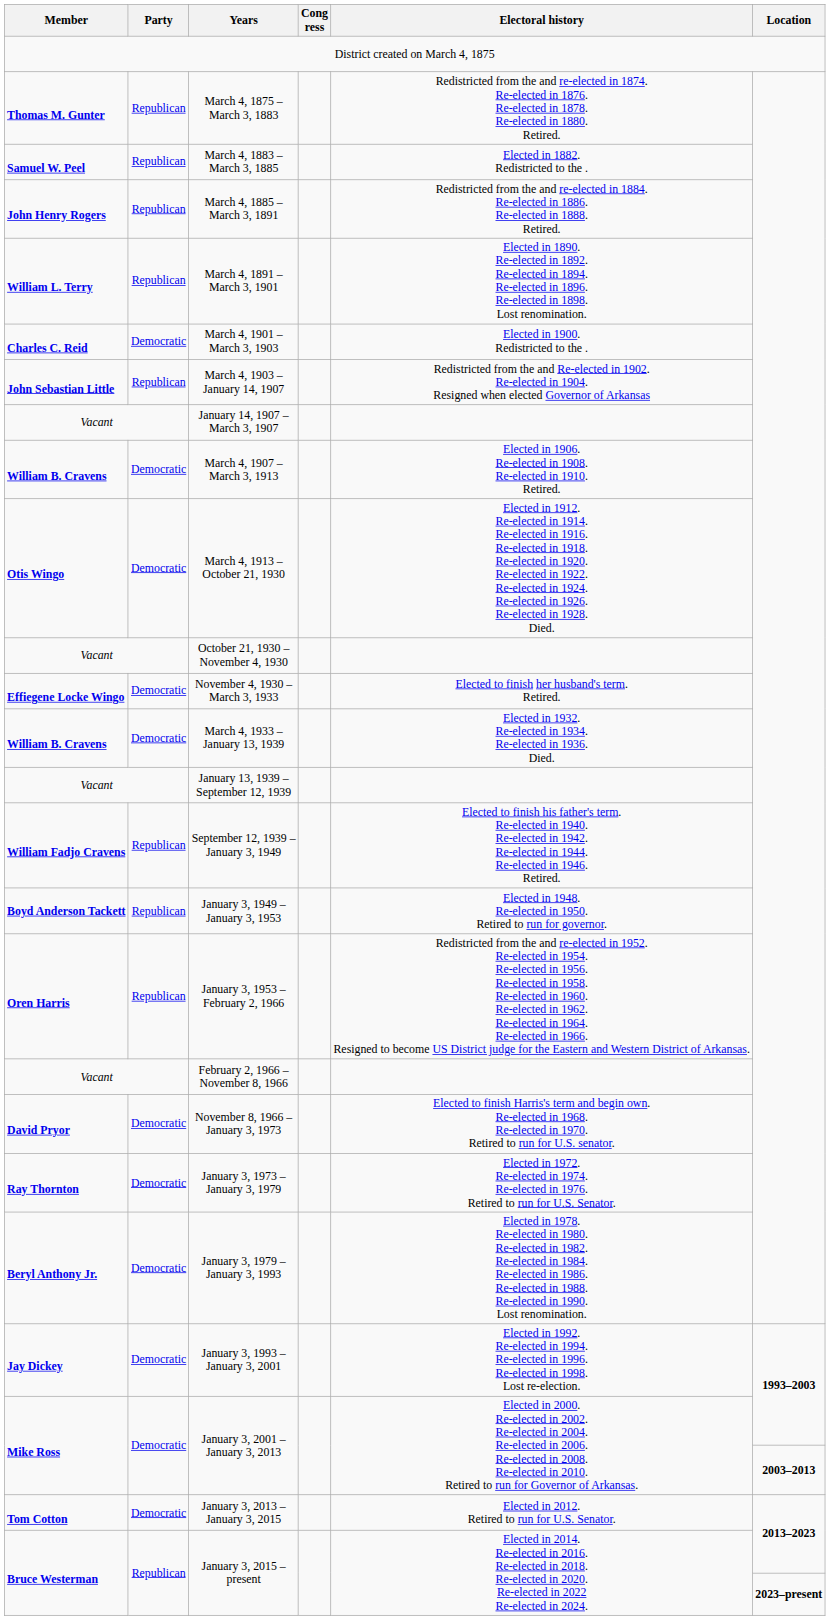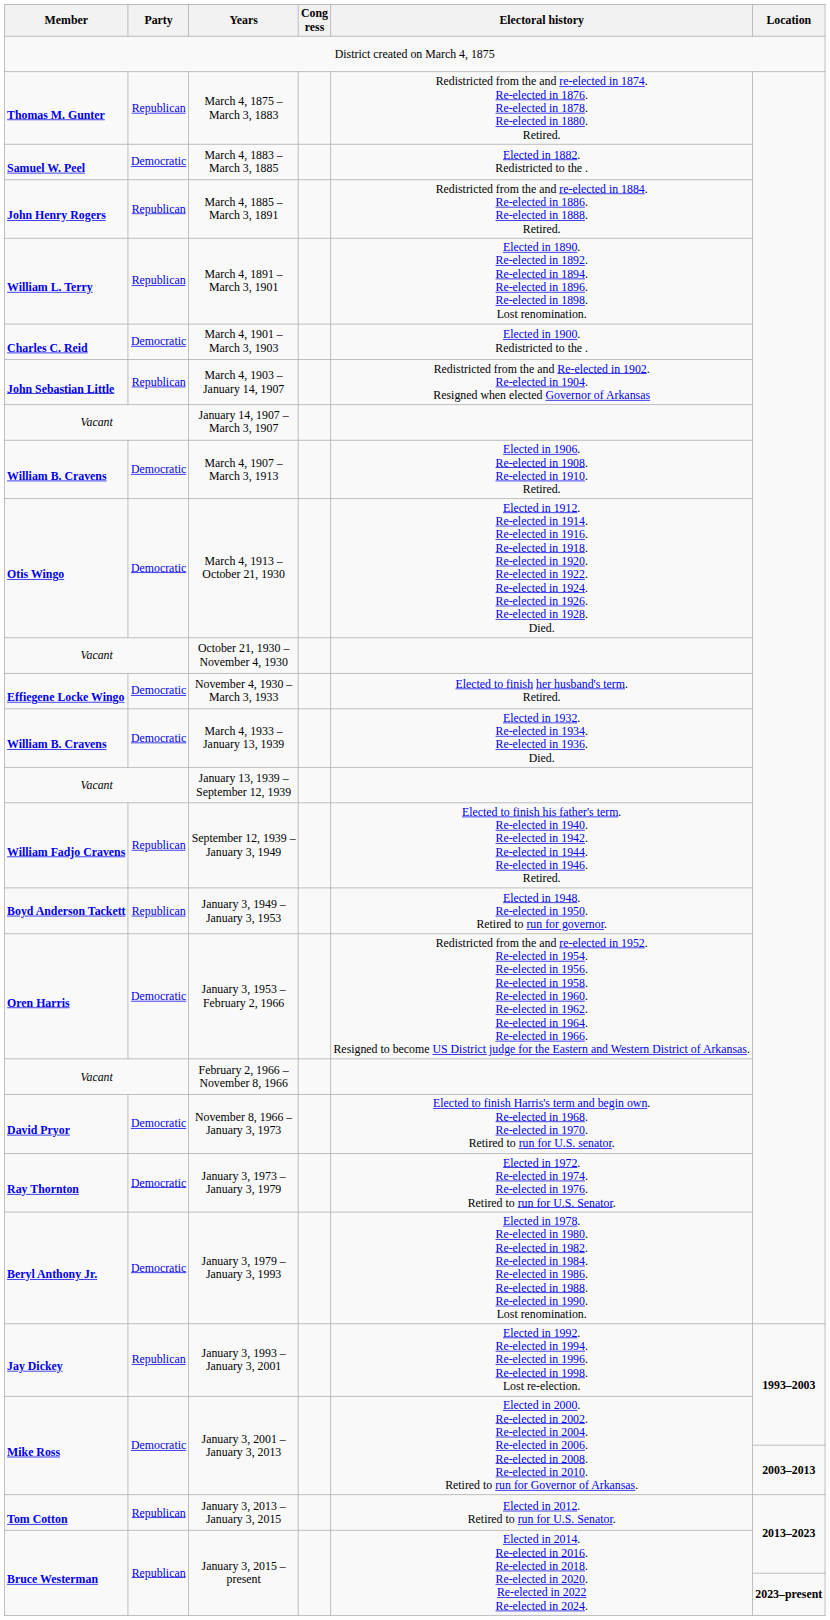(159, 161) Republican -> (159, 161) Democratic
(159, 996) Republican -> (159, 996) Democratic
(159, 1360) Democratic -> (159, 1360) Republican
(159, 1512) Democratic -> (159, 1512) Republican
